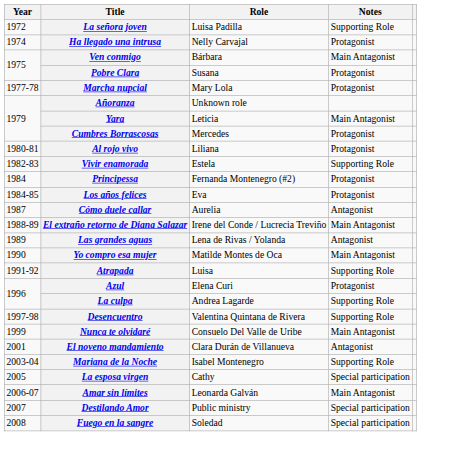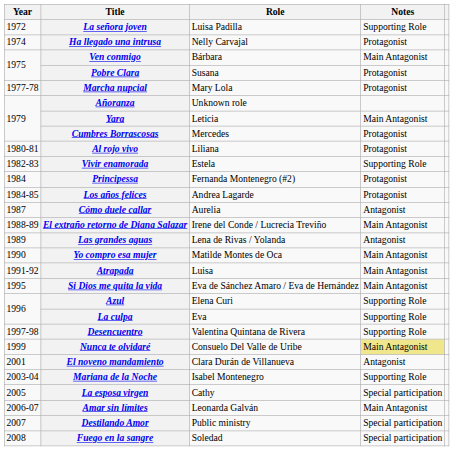(199, 194) Eva -> (223, 194) Andrea Lagarde
(362, 270) Supporting Role -> (395, 270) Main Antagonist
+ row: (115, 286)
(353, 286) Protagonist -> (395, 301) Supporting Role
(223, 301) Andrea Lagarde -> (199, 316) Eva
(363, 331) no background -> (395, 347) khaki background
